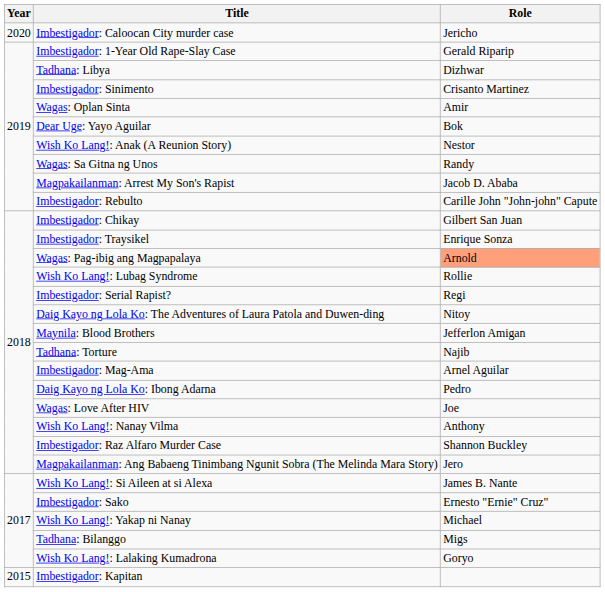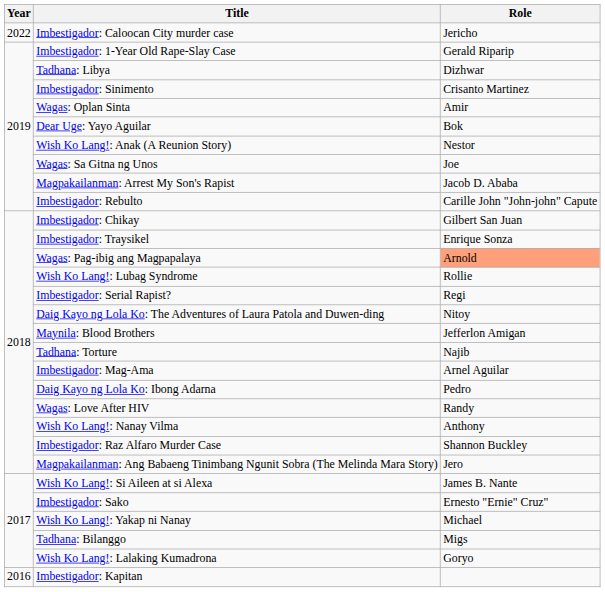(19, 32) 2020 -> (19, 32) 2022
(459, 164) Randy -> (451, 164) Joe
(451, 408) Joe -> (459, 408) Randy
(19, 577) 2015 -> (19, 577) 2016
